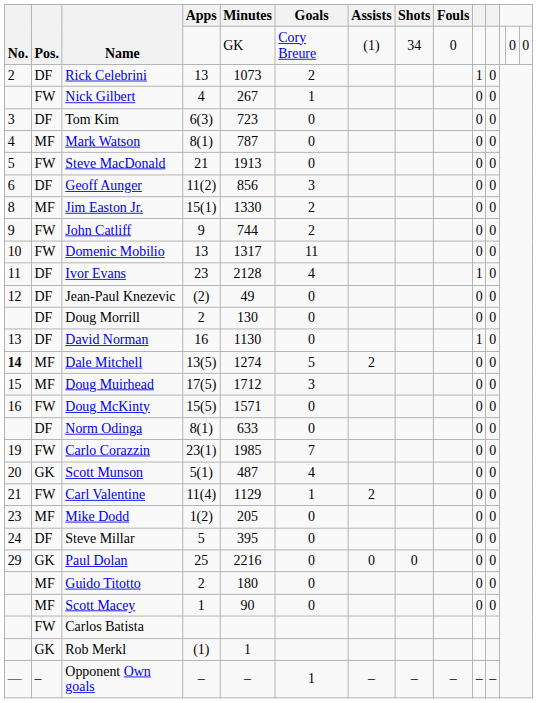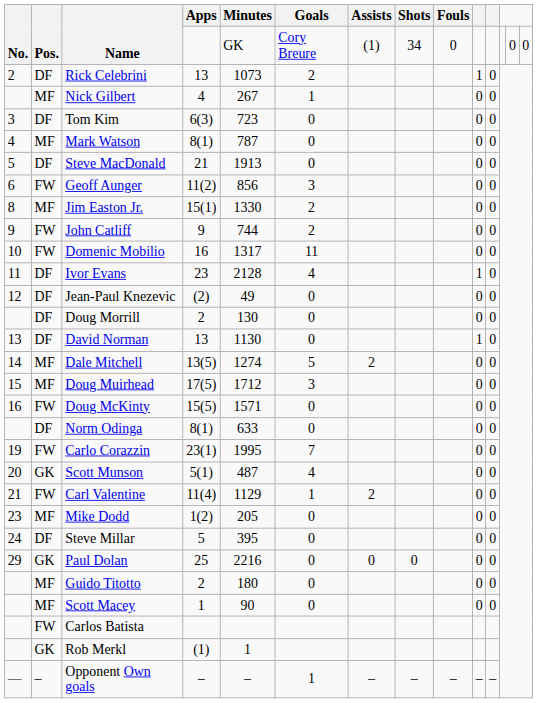(45, 97) FW -> (45, 97) MF
(45, 163) FW -> (43, 163) DF
(43, 185) DF -> (45, 185) FW
(201, 251) 13 -> (201, 251) 16
(201, 340) 16 -> (201, 340) 13
(15, 362) bold -> (15, 362) normal
(248, 450) 1985 -> (248, 450) 1995
